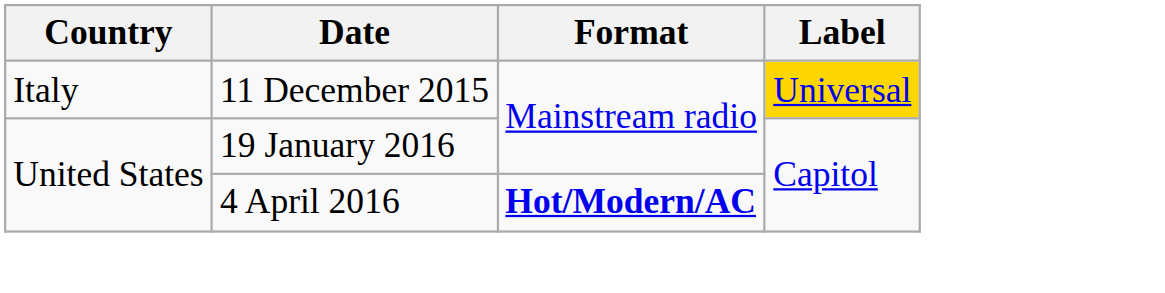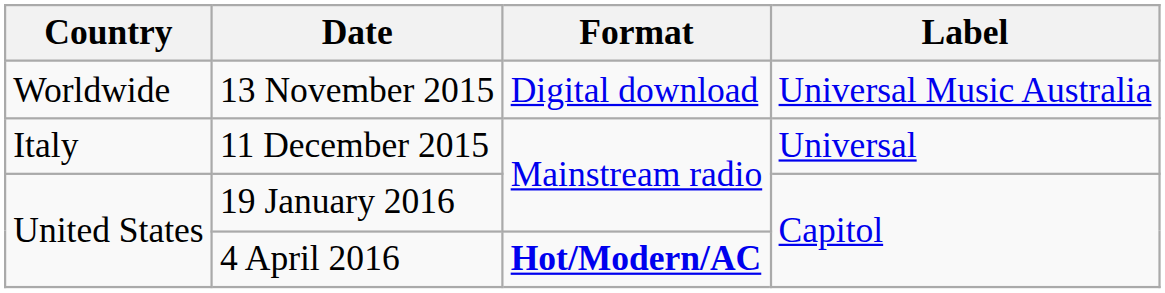+ row: (357, 88)
(842, 88) gold background -> (848, 145) no background
